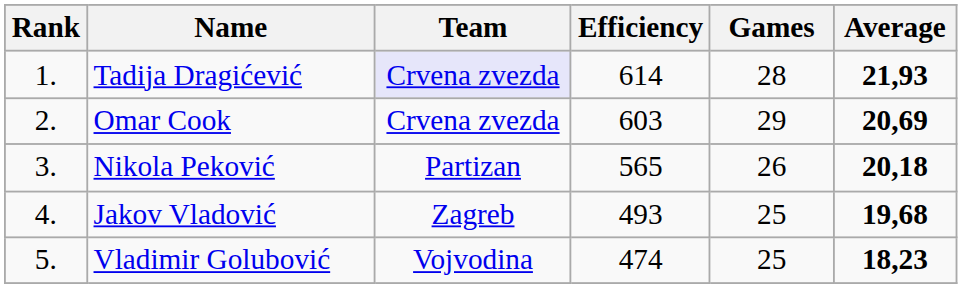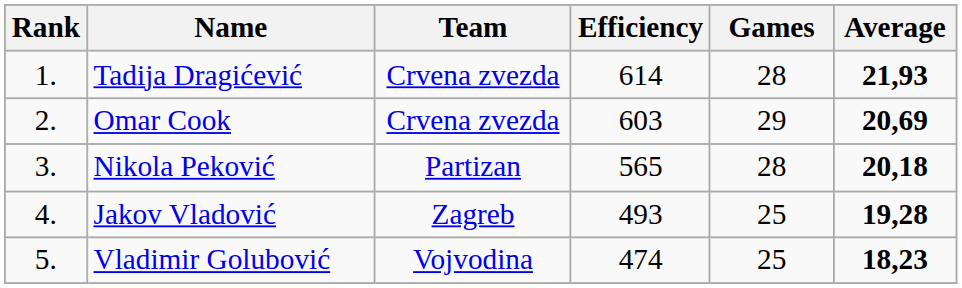(473, 74) lavender background -> (473, 74) no background
(772, 167) 26 -> (772, 167) 28
(895, 213) 19,68 -> (895, 213) 19,28
